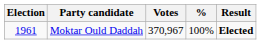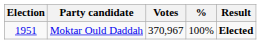(26, 30) 1961 -> (26, 30) 1951
